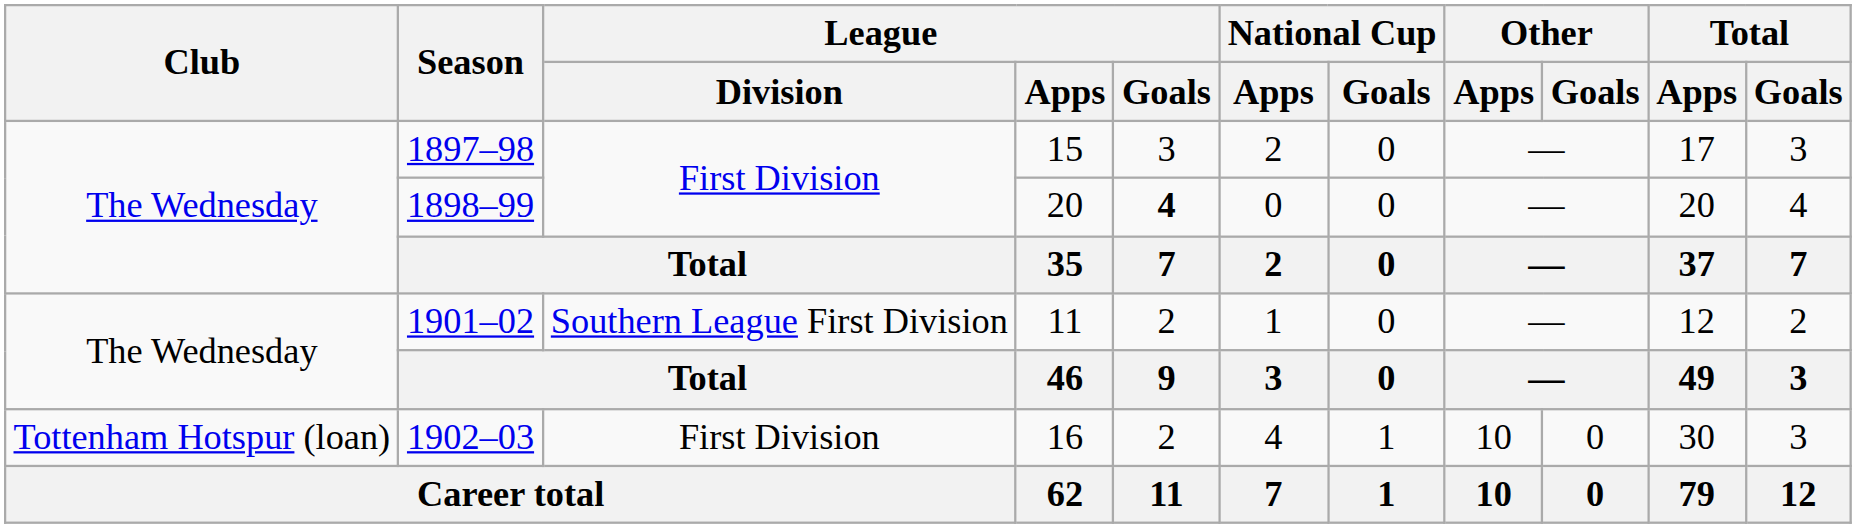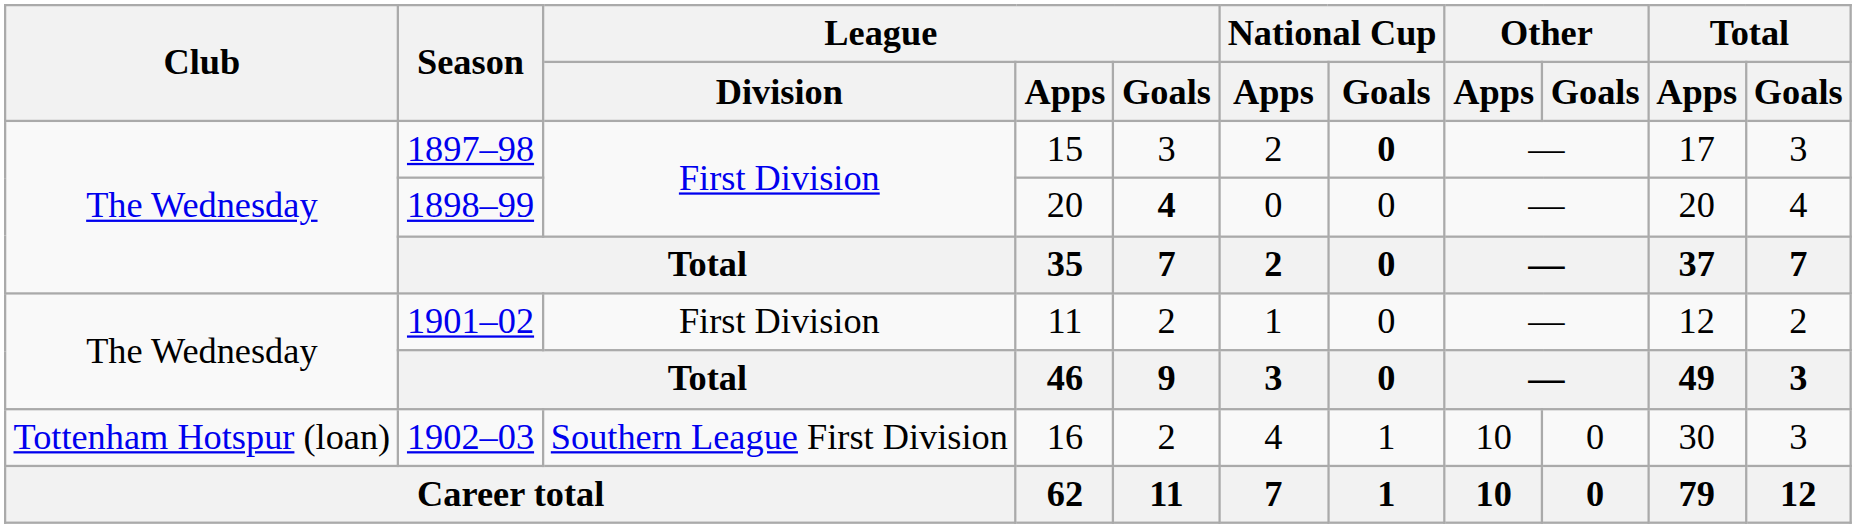(1386, 148) normal -> (1386, 148) bold
(779, 321) Southern League First Division -> (779, 321) First Division
(779, 436) First Division -> (779, 436) Southern League First Division
